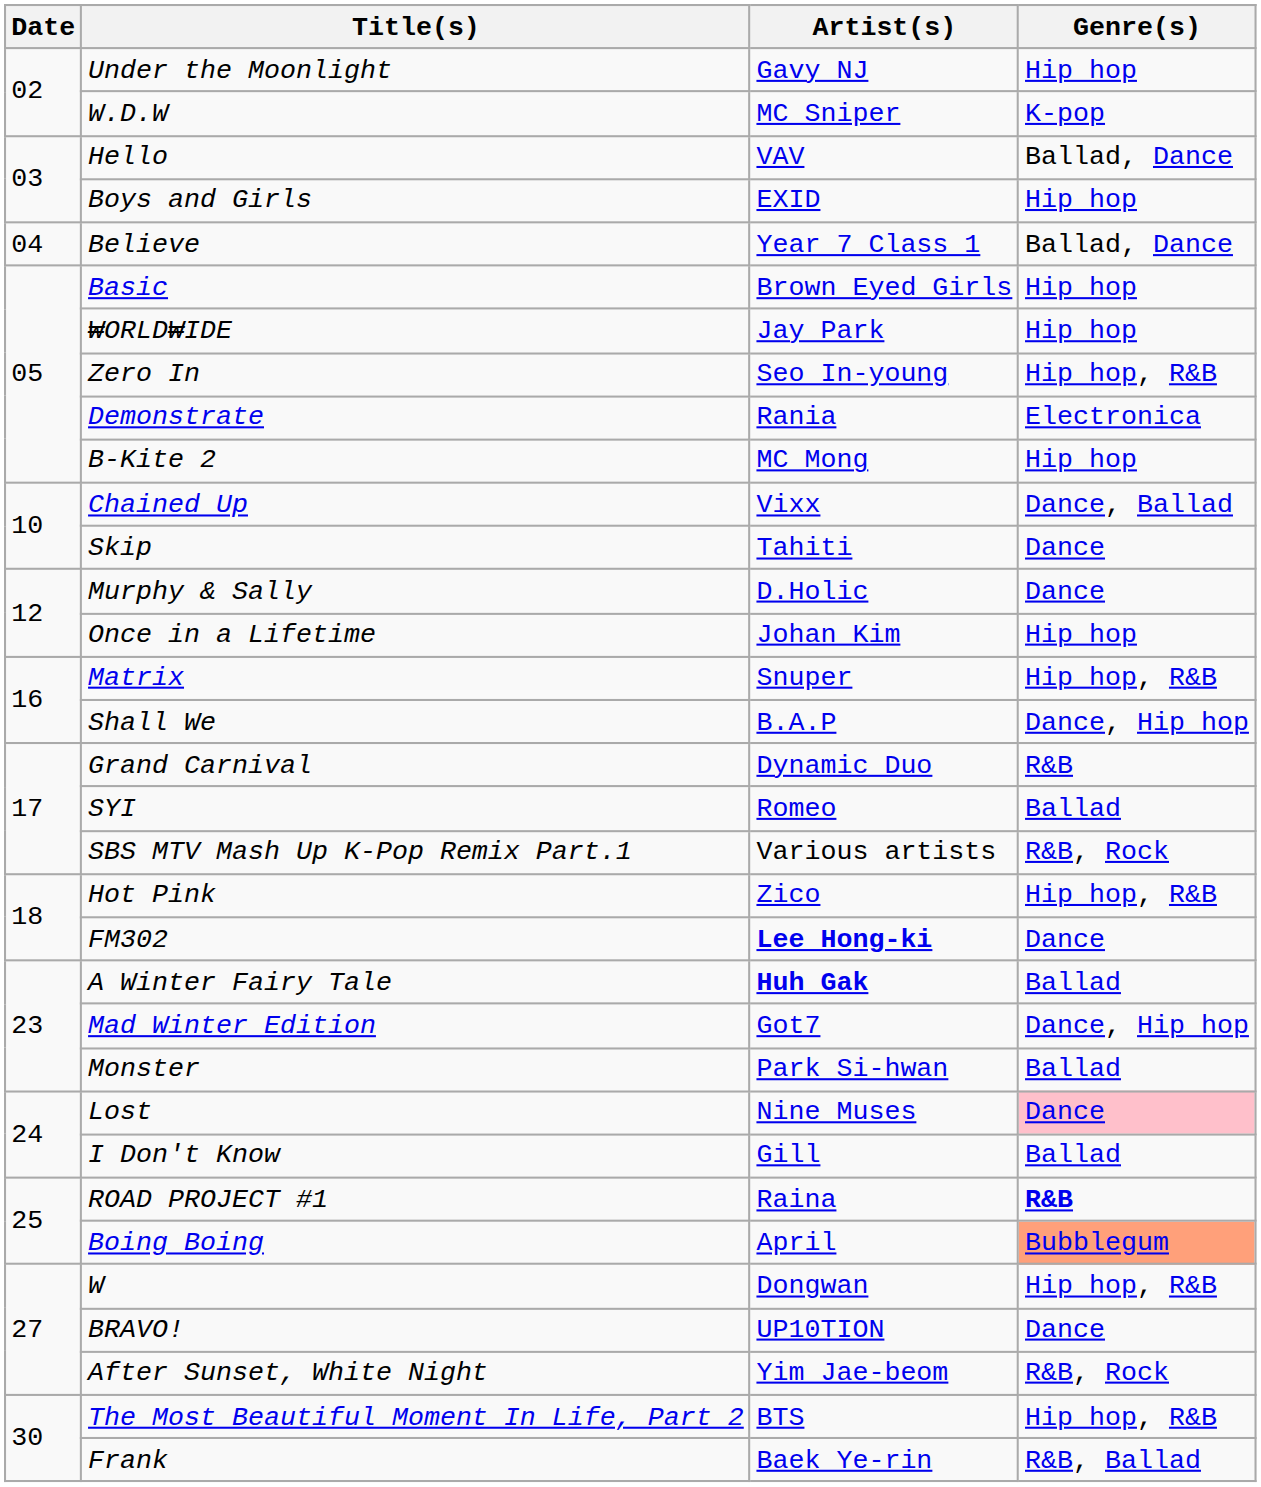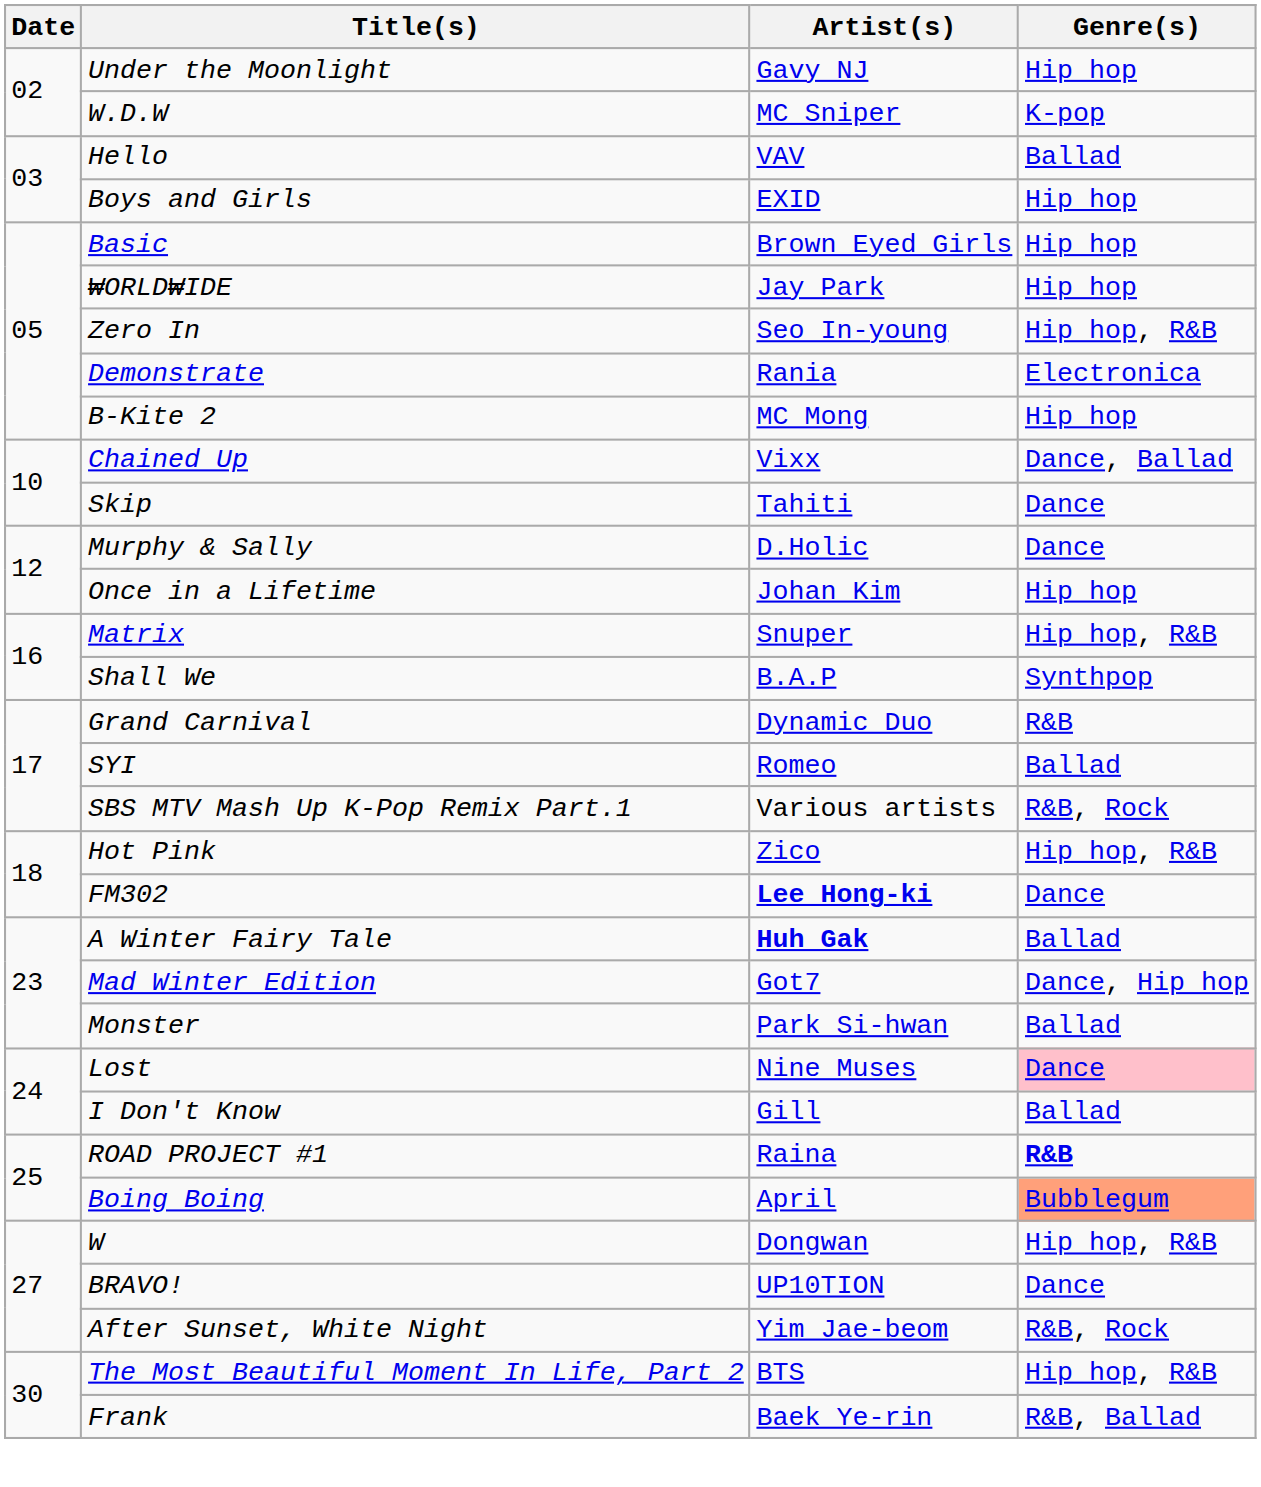(1129, 157) Ballad, Dance -> (1073, 157) Ballad
- row: (144, 244)
(1137, 722) Dance, Hip hop -> (1089, 678) Synthpop
